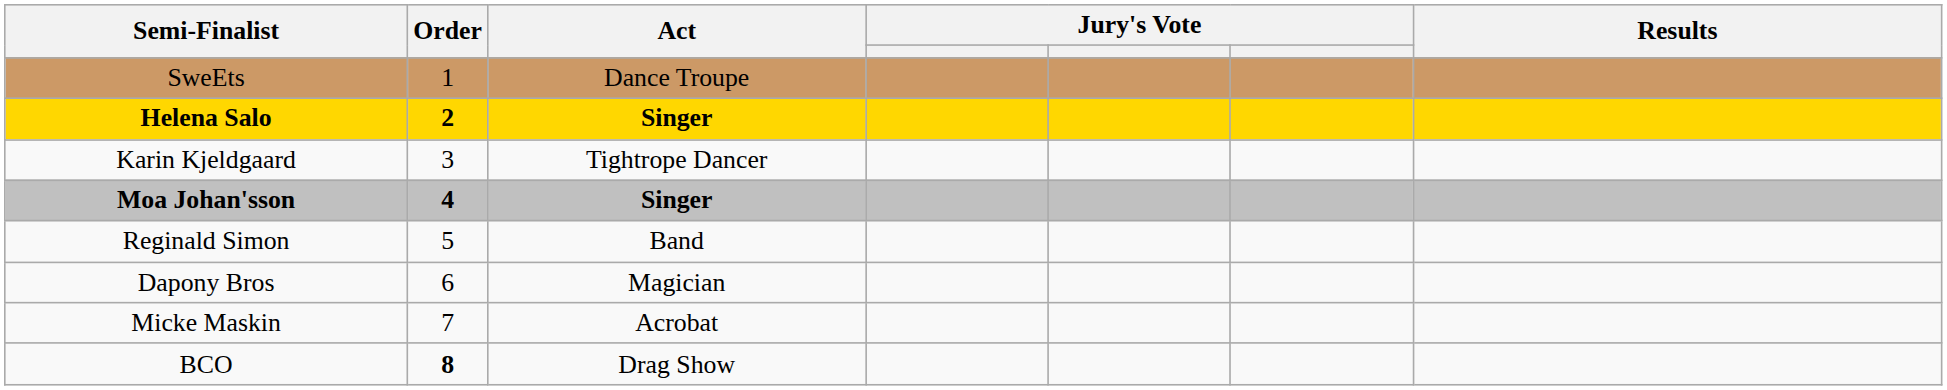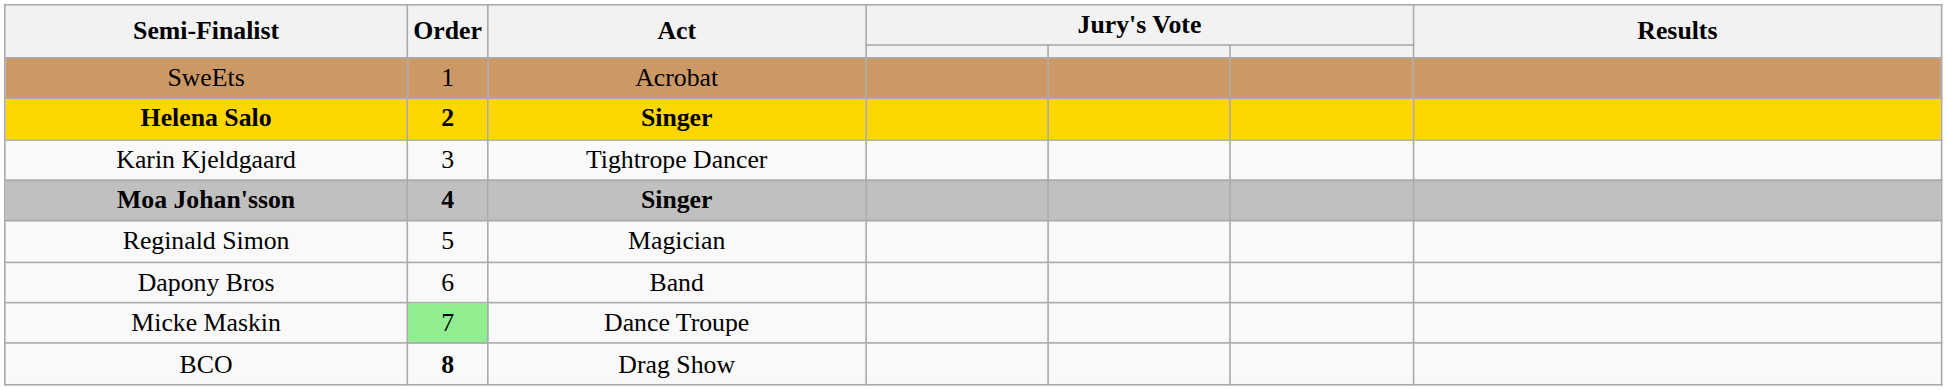(677, 77) Dance Troupe -> (677, 77) Acrobat
(677, 241) Band -> (677, 241) Magician
(677, 281) Magician -> (677, 281) Band
(448, 322) no background -> (448, 322) lightgreen background
(677, 322) Acrobat -> (677, 322) Dance Troupe
